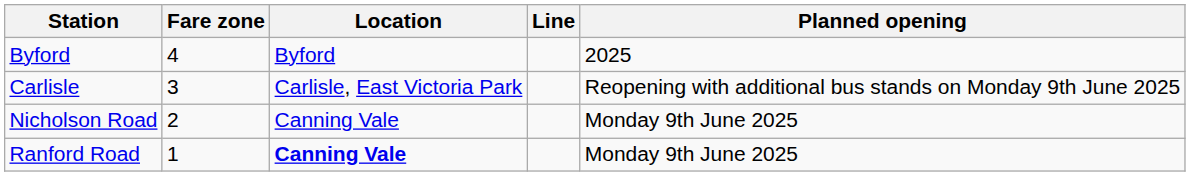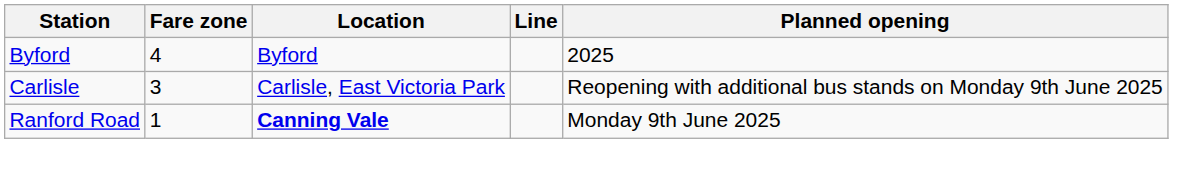- row: (83, 120)
